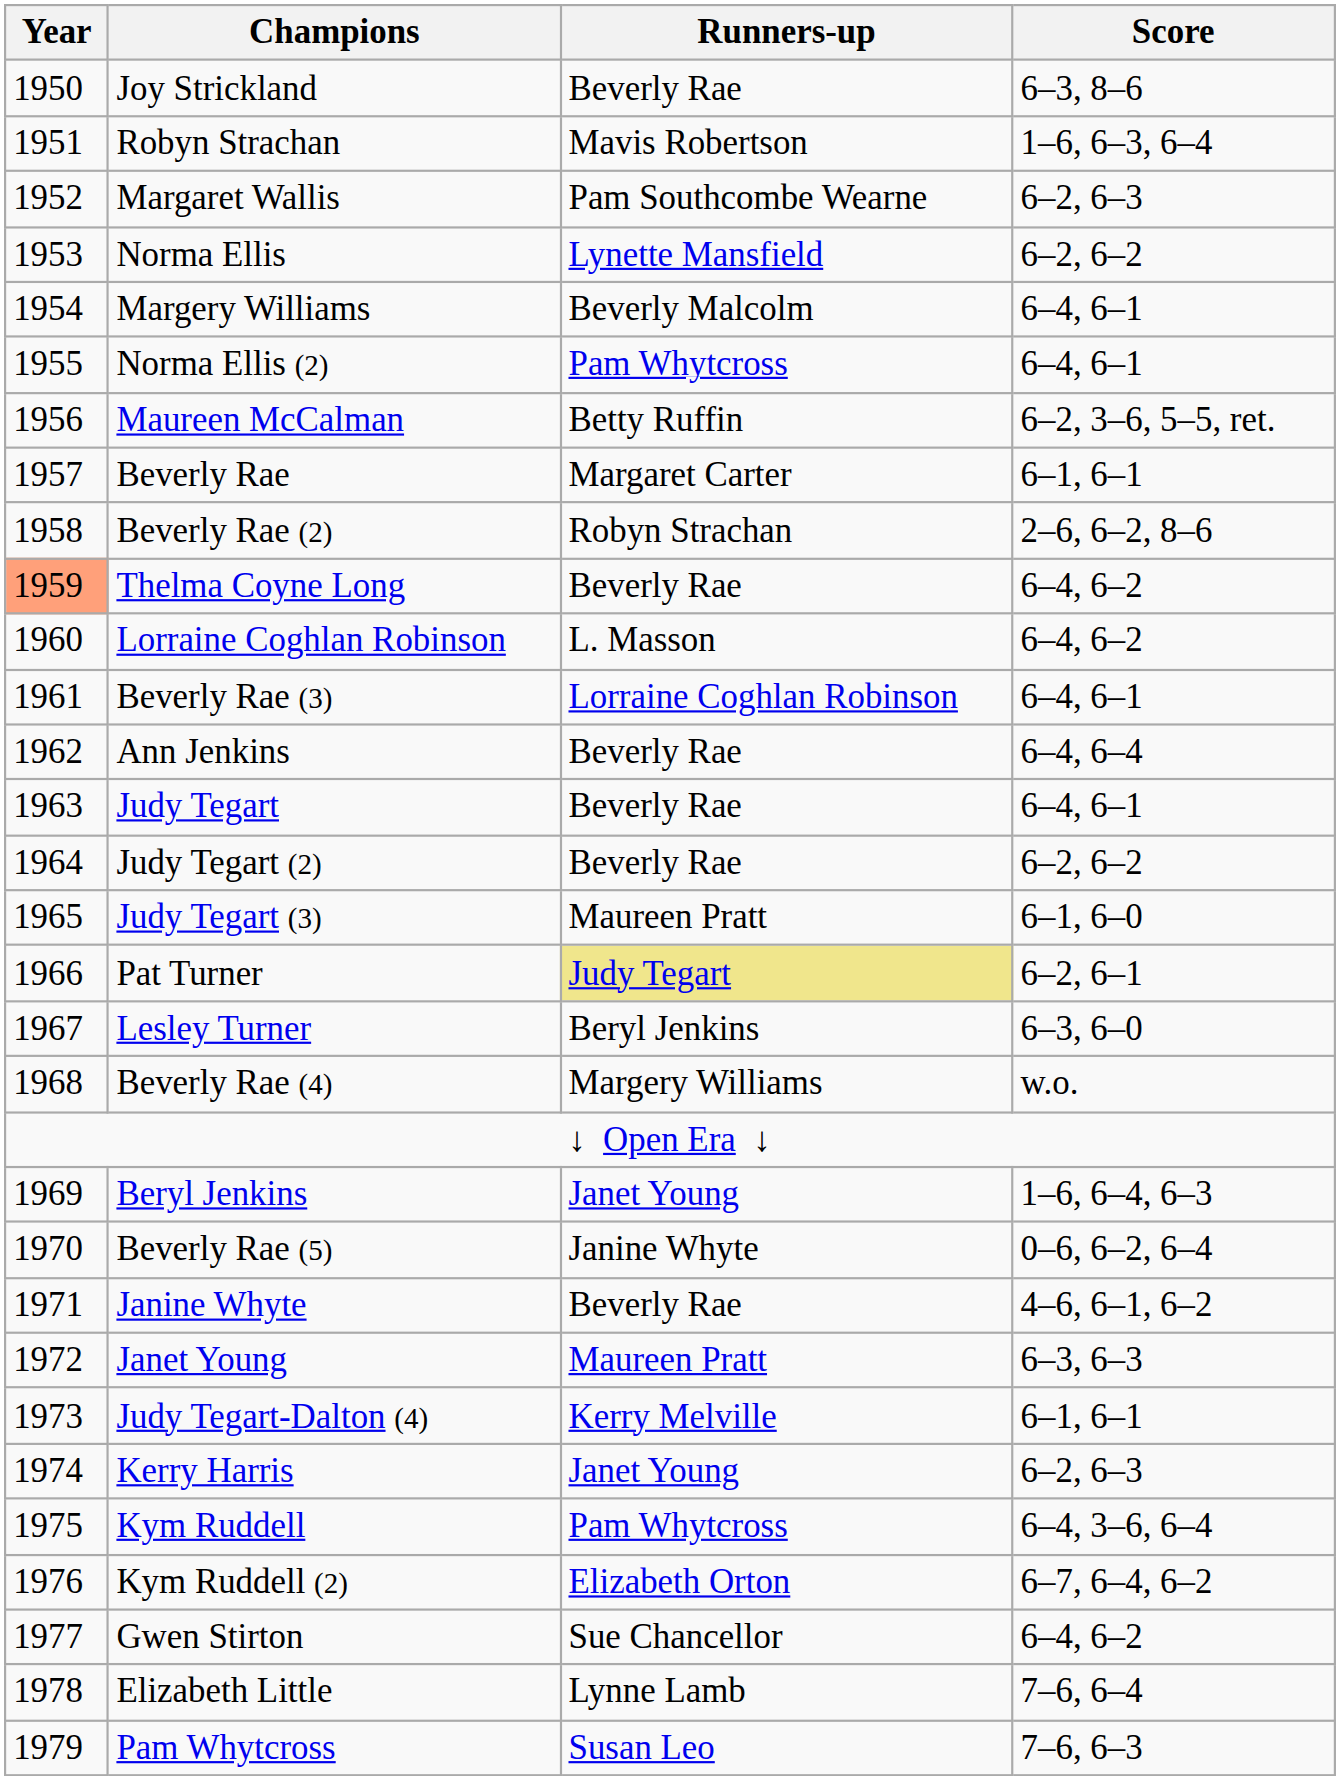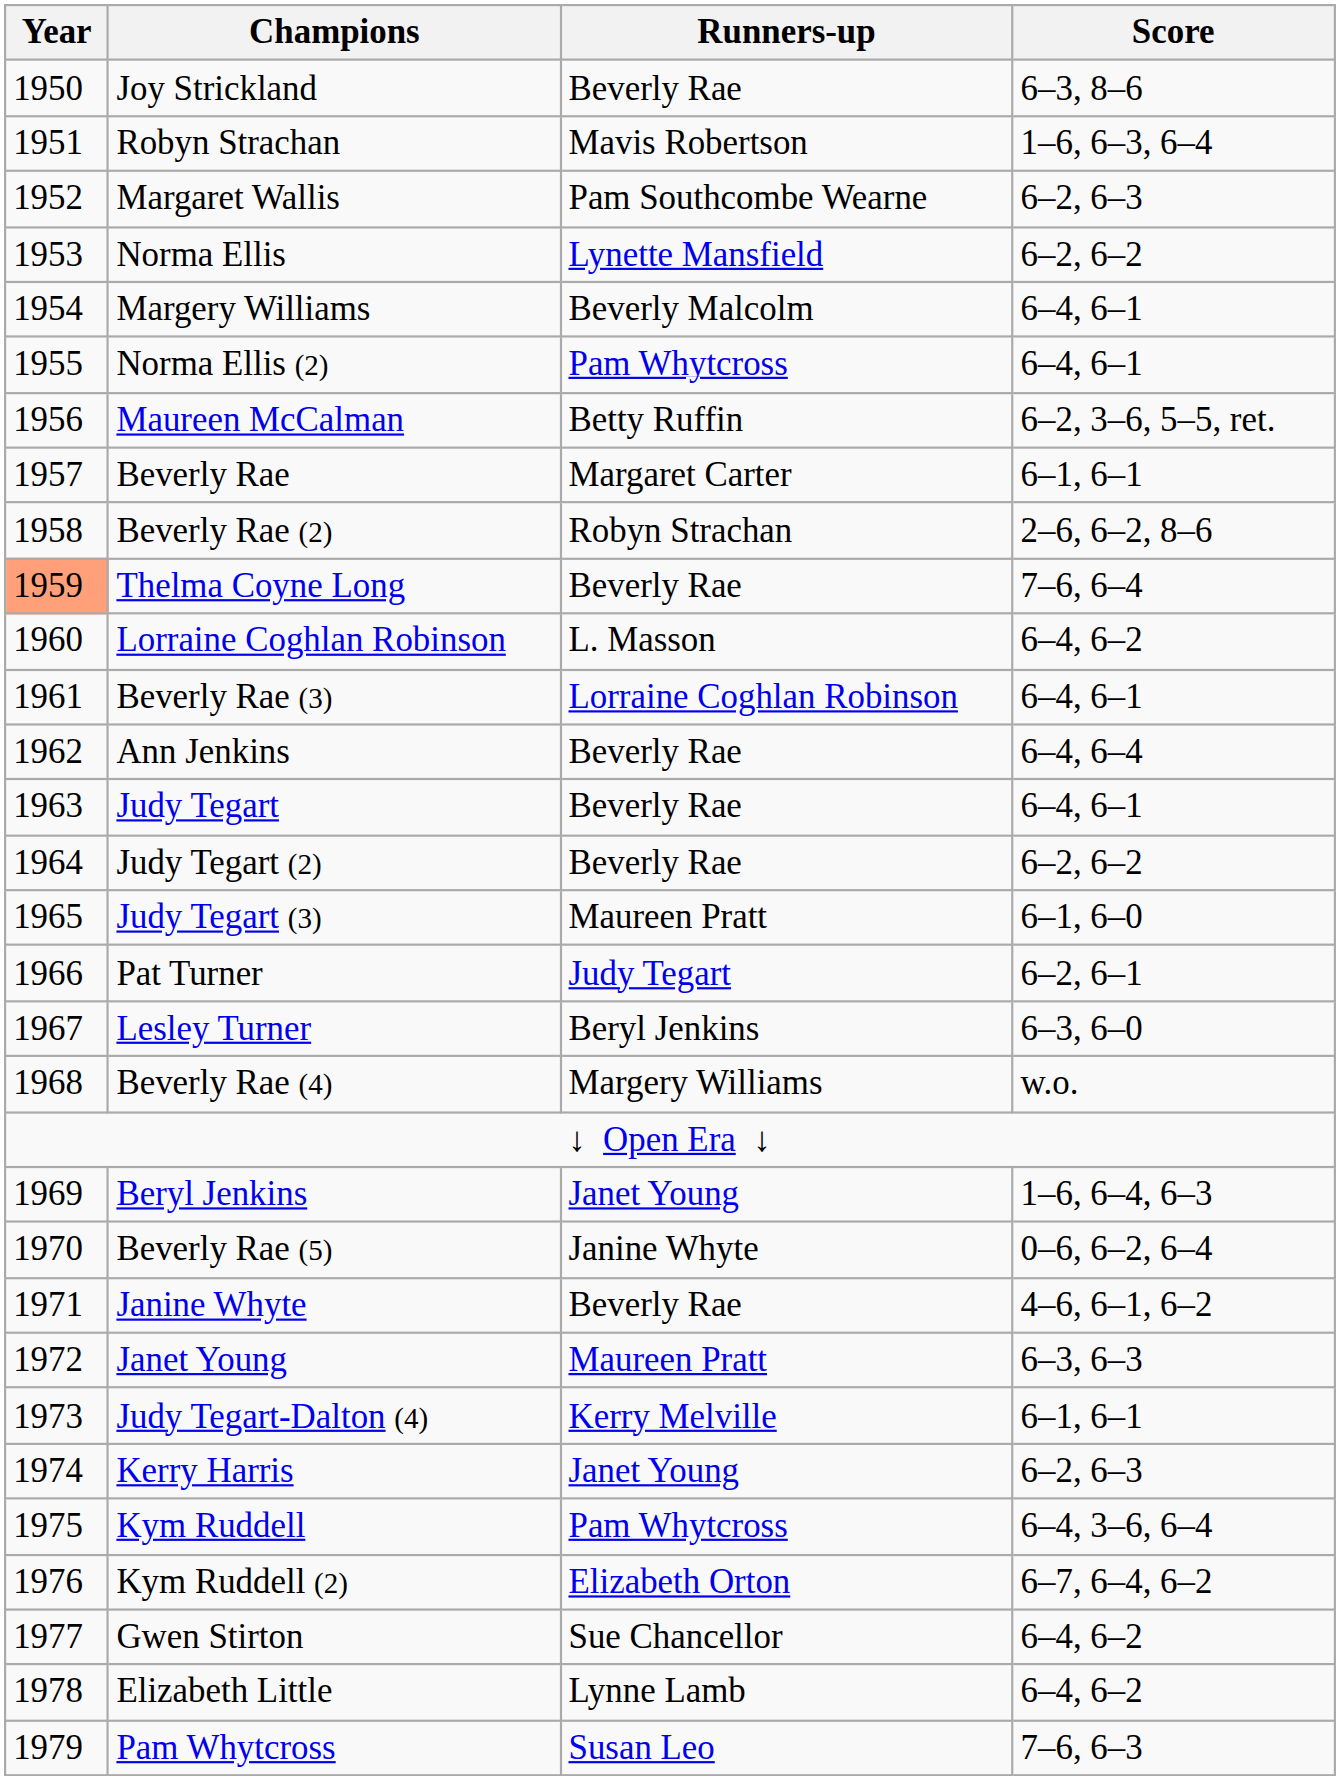(1082, 585) 6–4, 6–2 -> (1082, 585) 7–6, 6–4
(650, 972) khaki background -> (650, 972) no background
(1082, 1691) 7–6, 6–4 -> (1082, 1691) 6–4, 6–2
